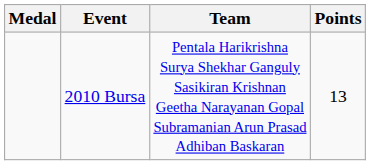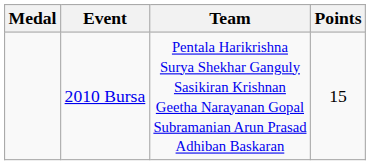(338, 95) 13 -> (338, 95) 15
